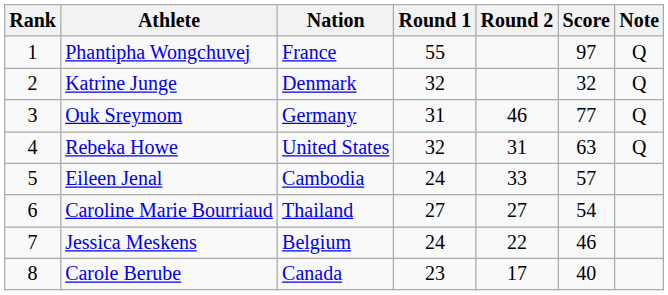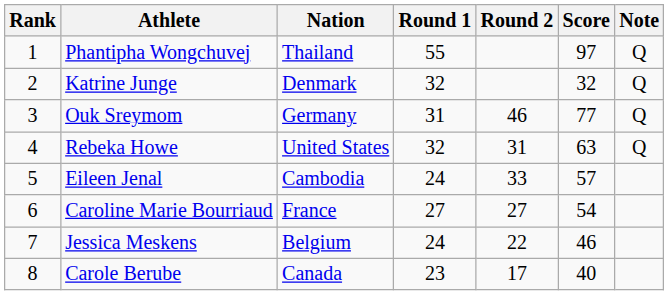(309, 52) France -> (318, 52) Thailand
(318, 210) Thailand -> (309, 210) France
